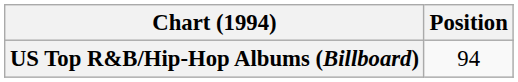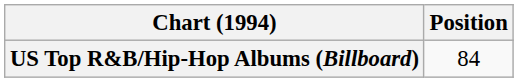(469, 58) 94 -> (469, 58) 84
